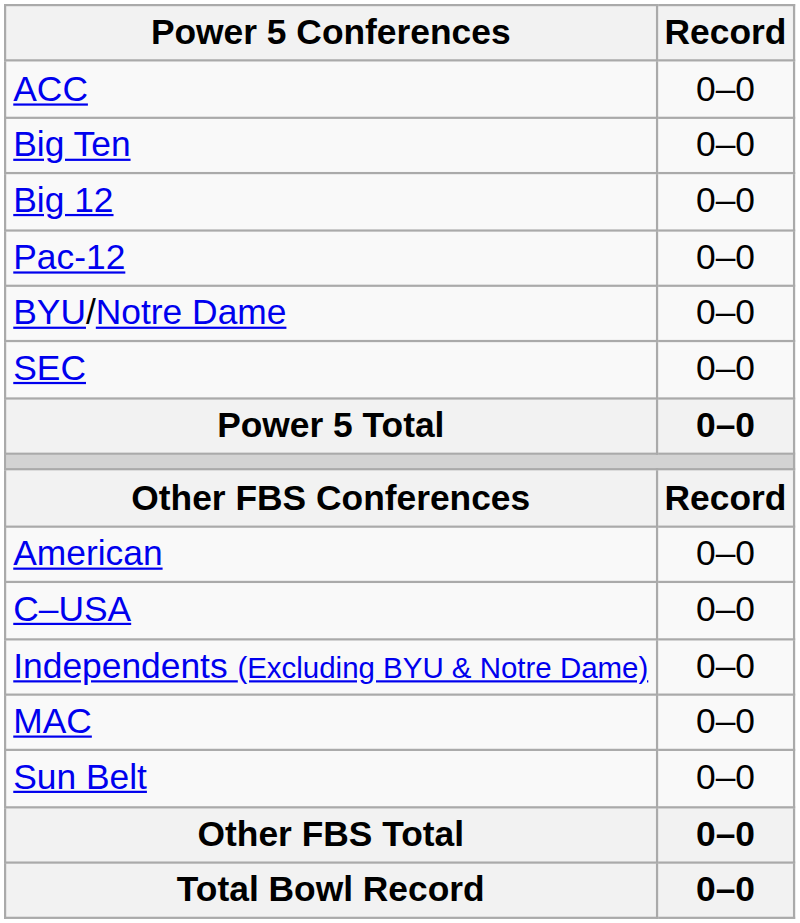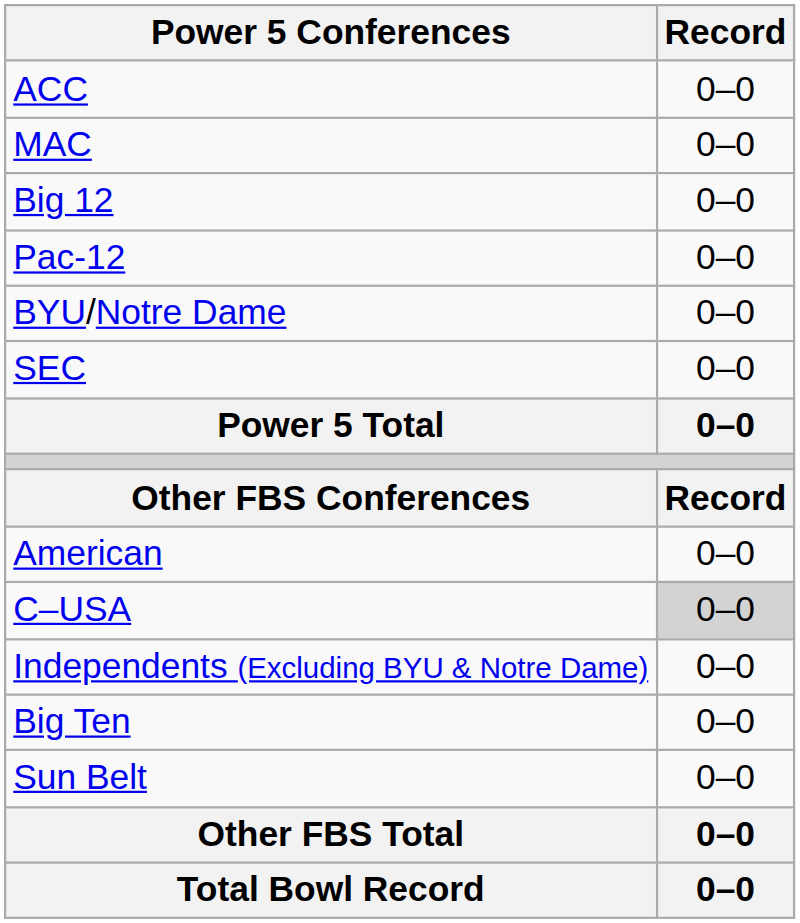rows swapped: (72, 144) <-> (53, 721)
(725, 609) no background -> (725, 609) lightgrey background
